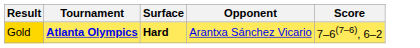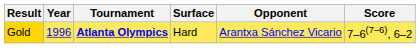+ column: (59, 13)
(156, 32) bold -> (185, 32) normal
